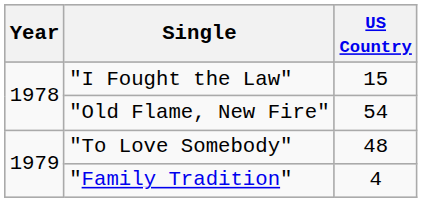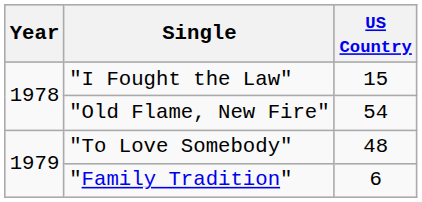(376, 180) 4 -> (376, 180) 6
